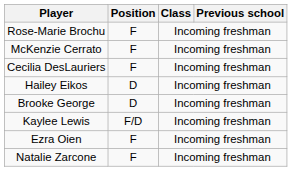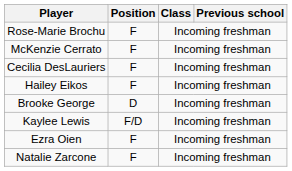(133, 85) D -> (133, 85) F
